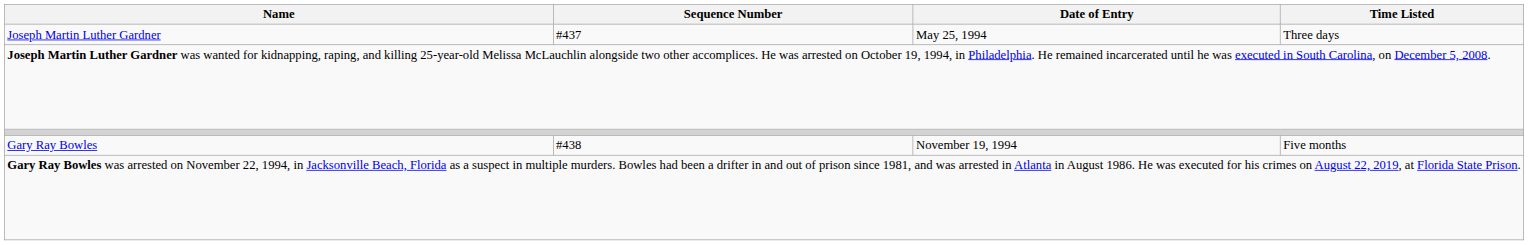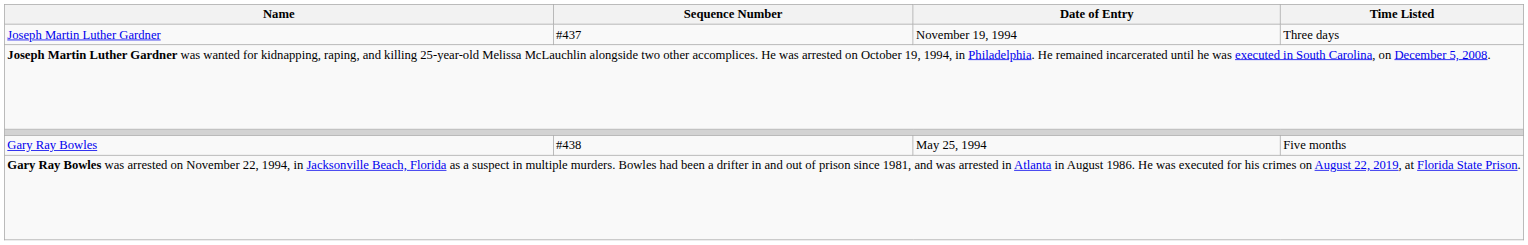(951, 34) May 25, 1994 -> (966, 34) November 19, 1994
(966, 145) November 19, 1994 -> (951, 145) May 25, 1994
